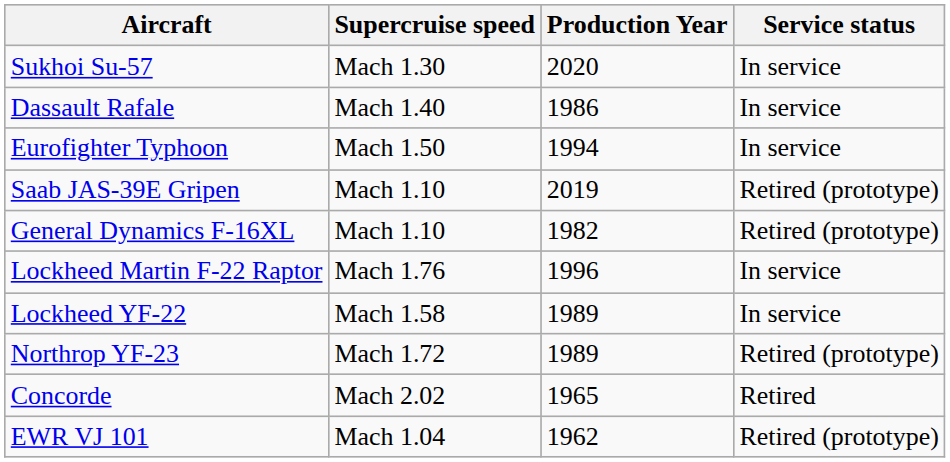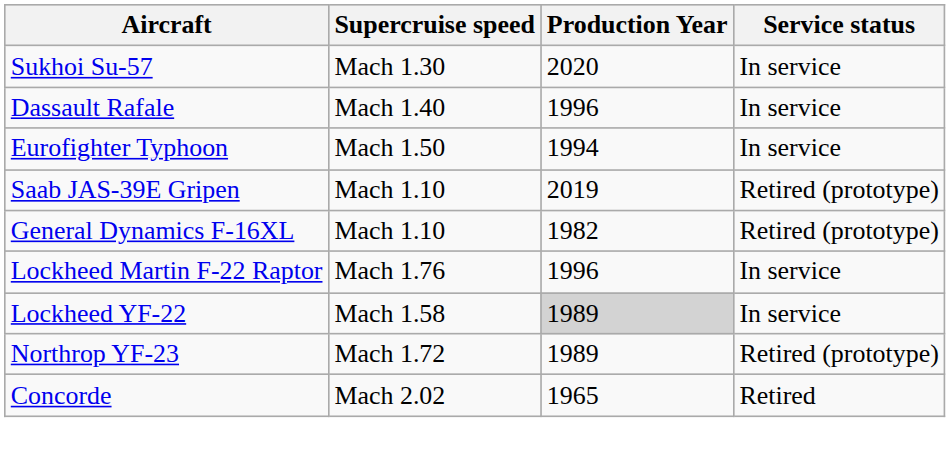(573, 107) 1986 -> (573, 107) 1996
(573, 312) no background -> (573, 312) lightgrey background
- row: (80, 436)
